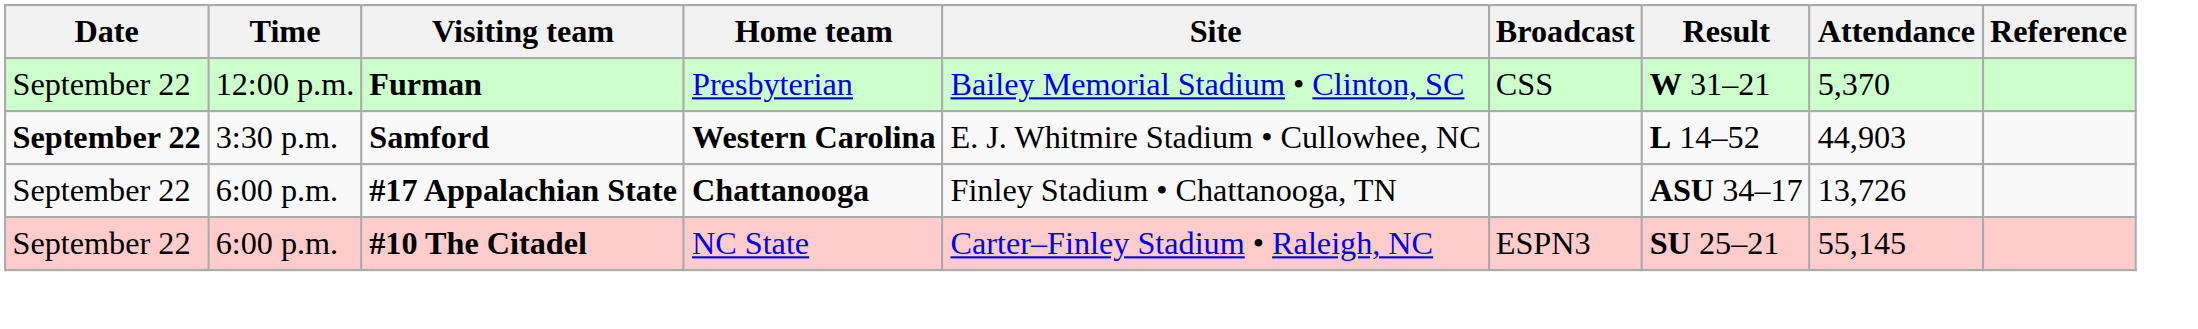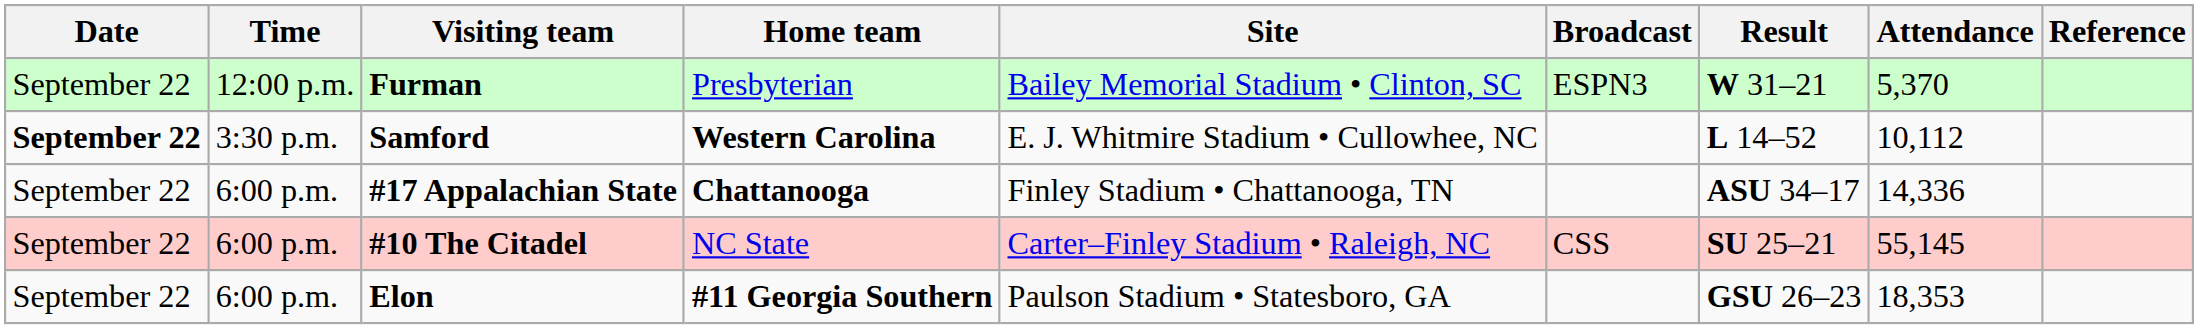(1524, 84) CSS -> (1600, 84) ESPN3
(1862, 137) 44,903 -> (1920, 137) 10,112
(1862, 190) 13,726 -> (1921, 190) 14,336
(1543, 243) ESPN3 -> (1581, 243) CSS
+ row: (401, 296)
